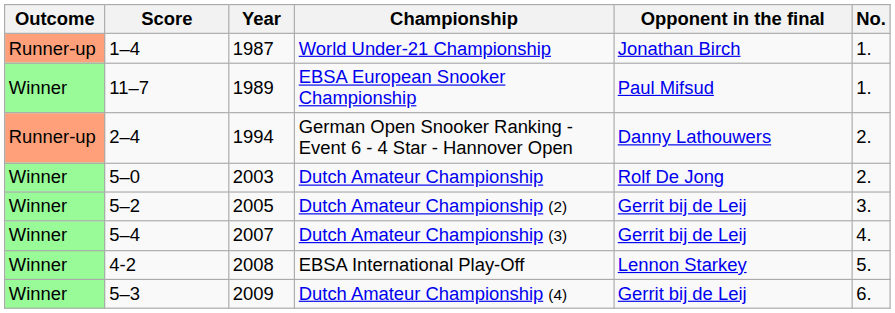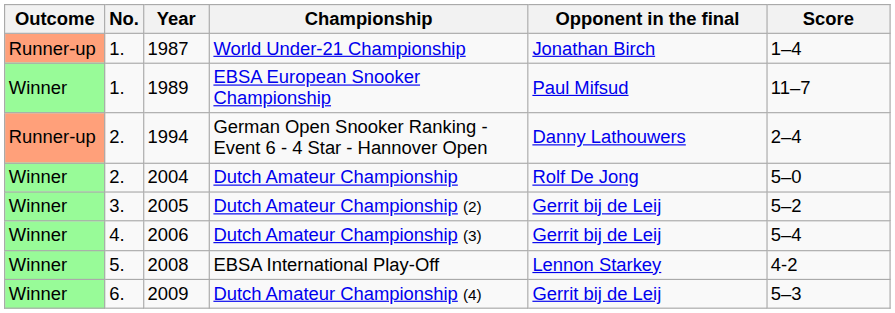columns swapped: (871, 19) <-> (167, 19)
(253, 177) 2003 -> (168, 177) 2004
(253, 235) 2007 -> (168, 235) 2006
